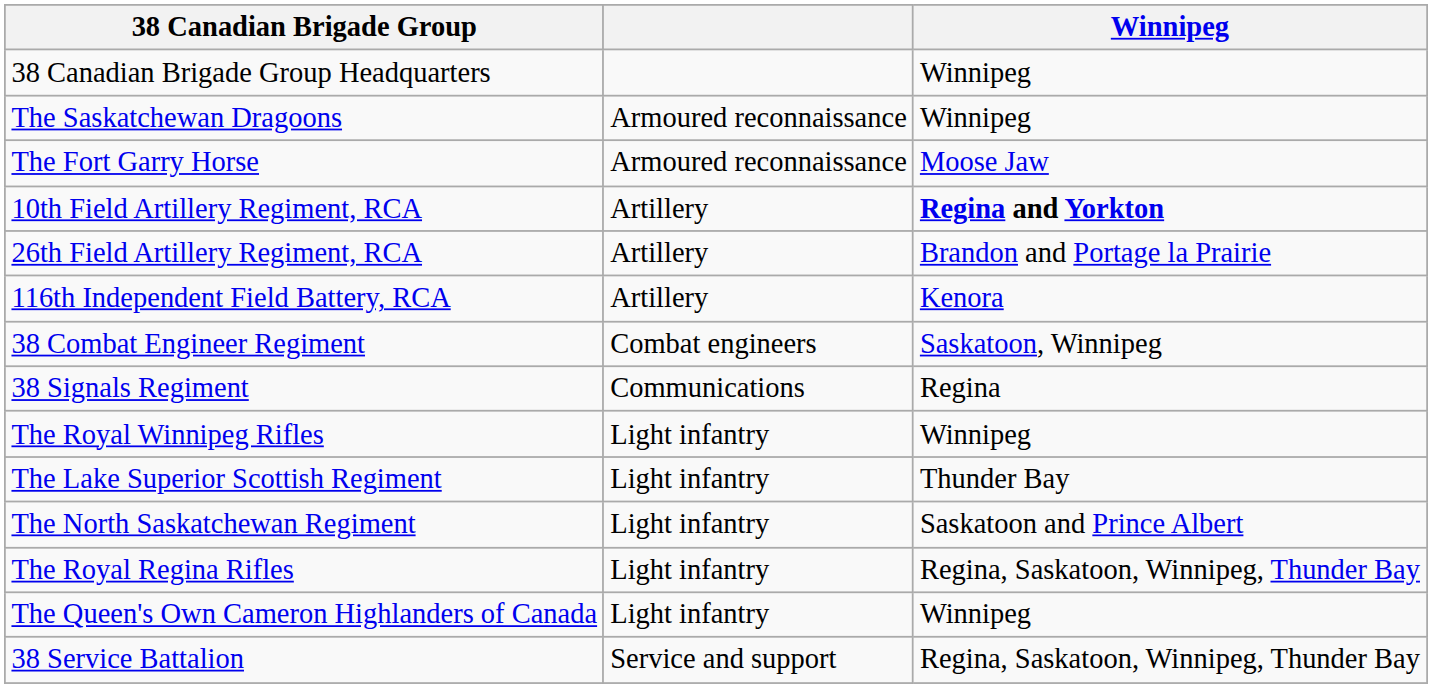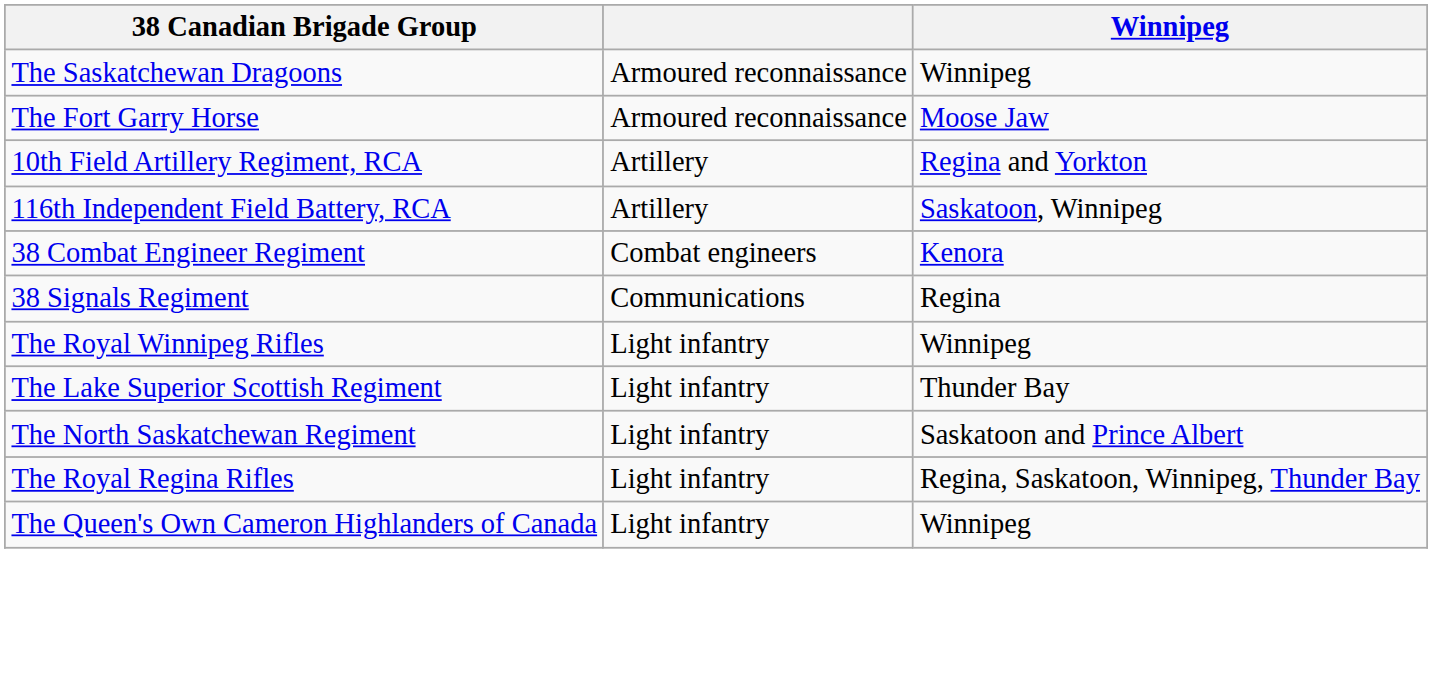- row: (251, 72)
(1042, 207) bold -> (1033, 162) normal
- row: (217, 252)
(962, 298) Kenora -> (1041, 207) Saskatoon, Winnipeg
(1041, 343) Saskatoon, Winnipeg -> (962, 252) Kenora
- row: (128, 659)
